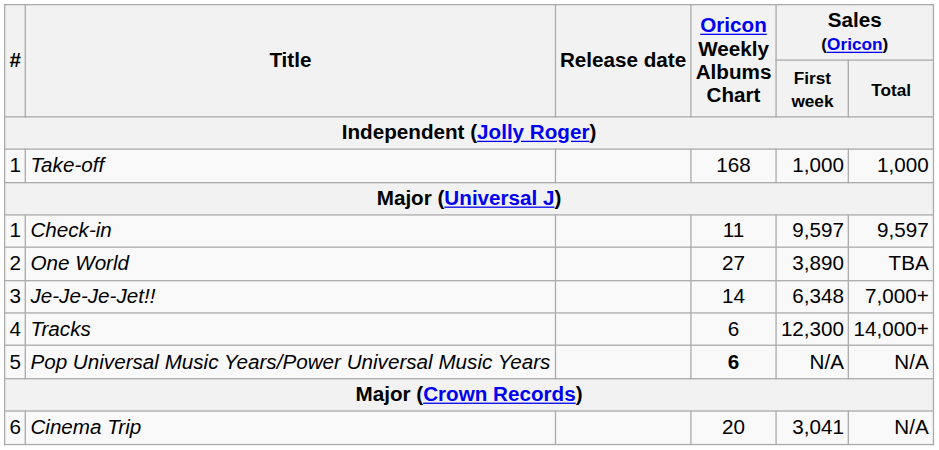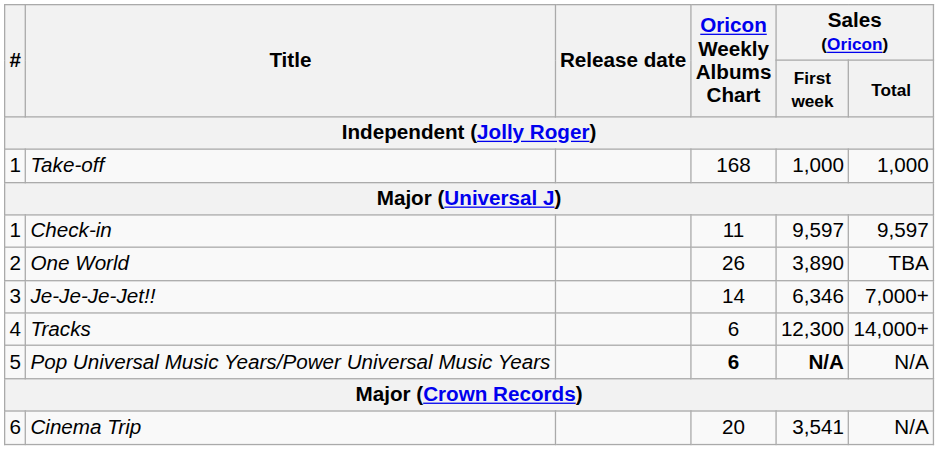(734, 263) 27 -> (734, 263) 26
(818, 296) 6,348 -> (818, 296) 6,346
(827, 361) normal -> (826, 361) bold
(818, 427) 3,041 -> (818, 427) 3,541
